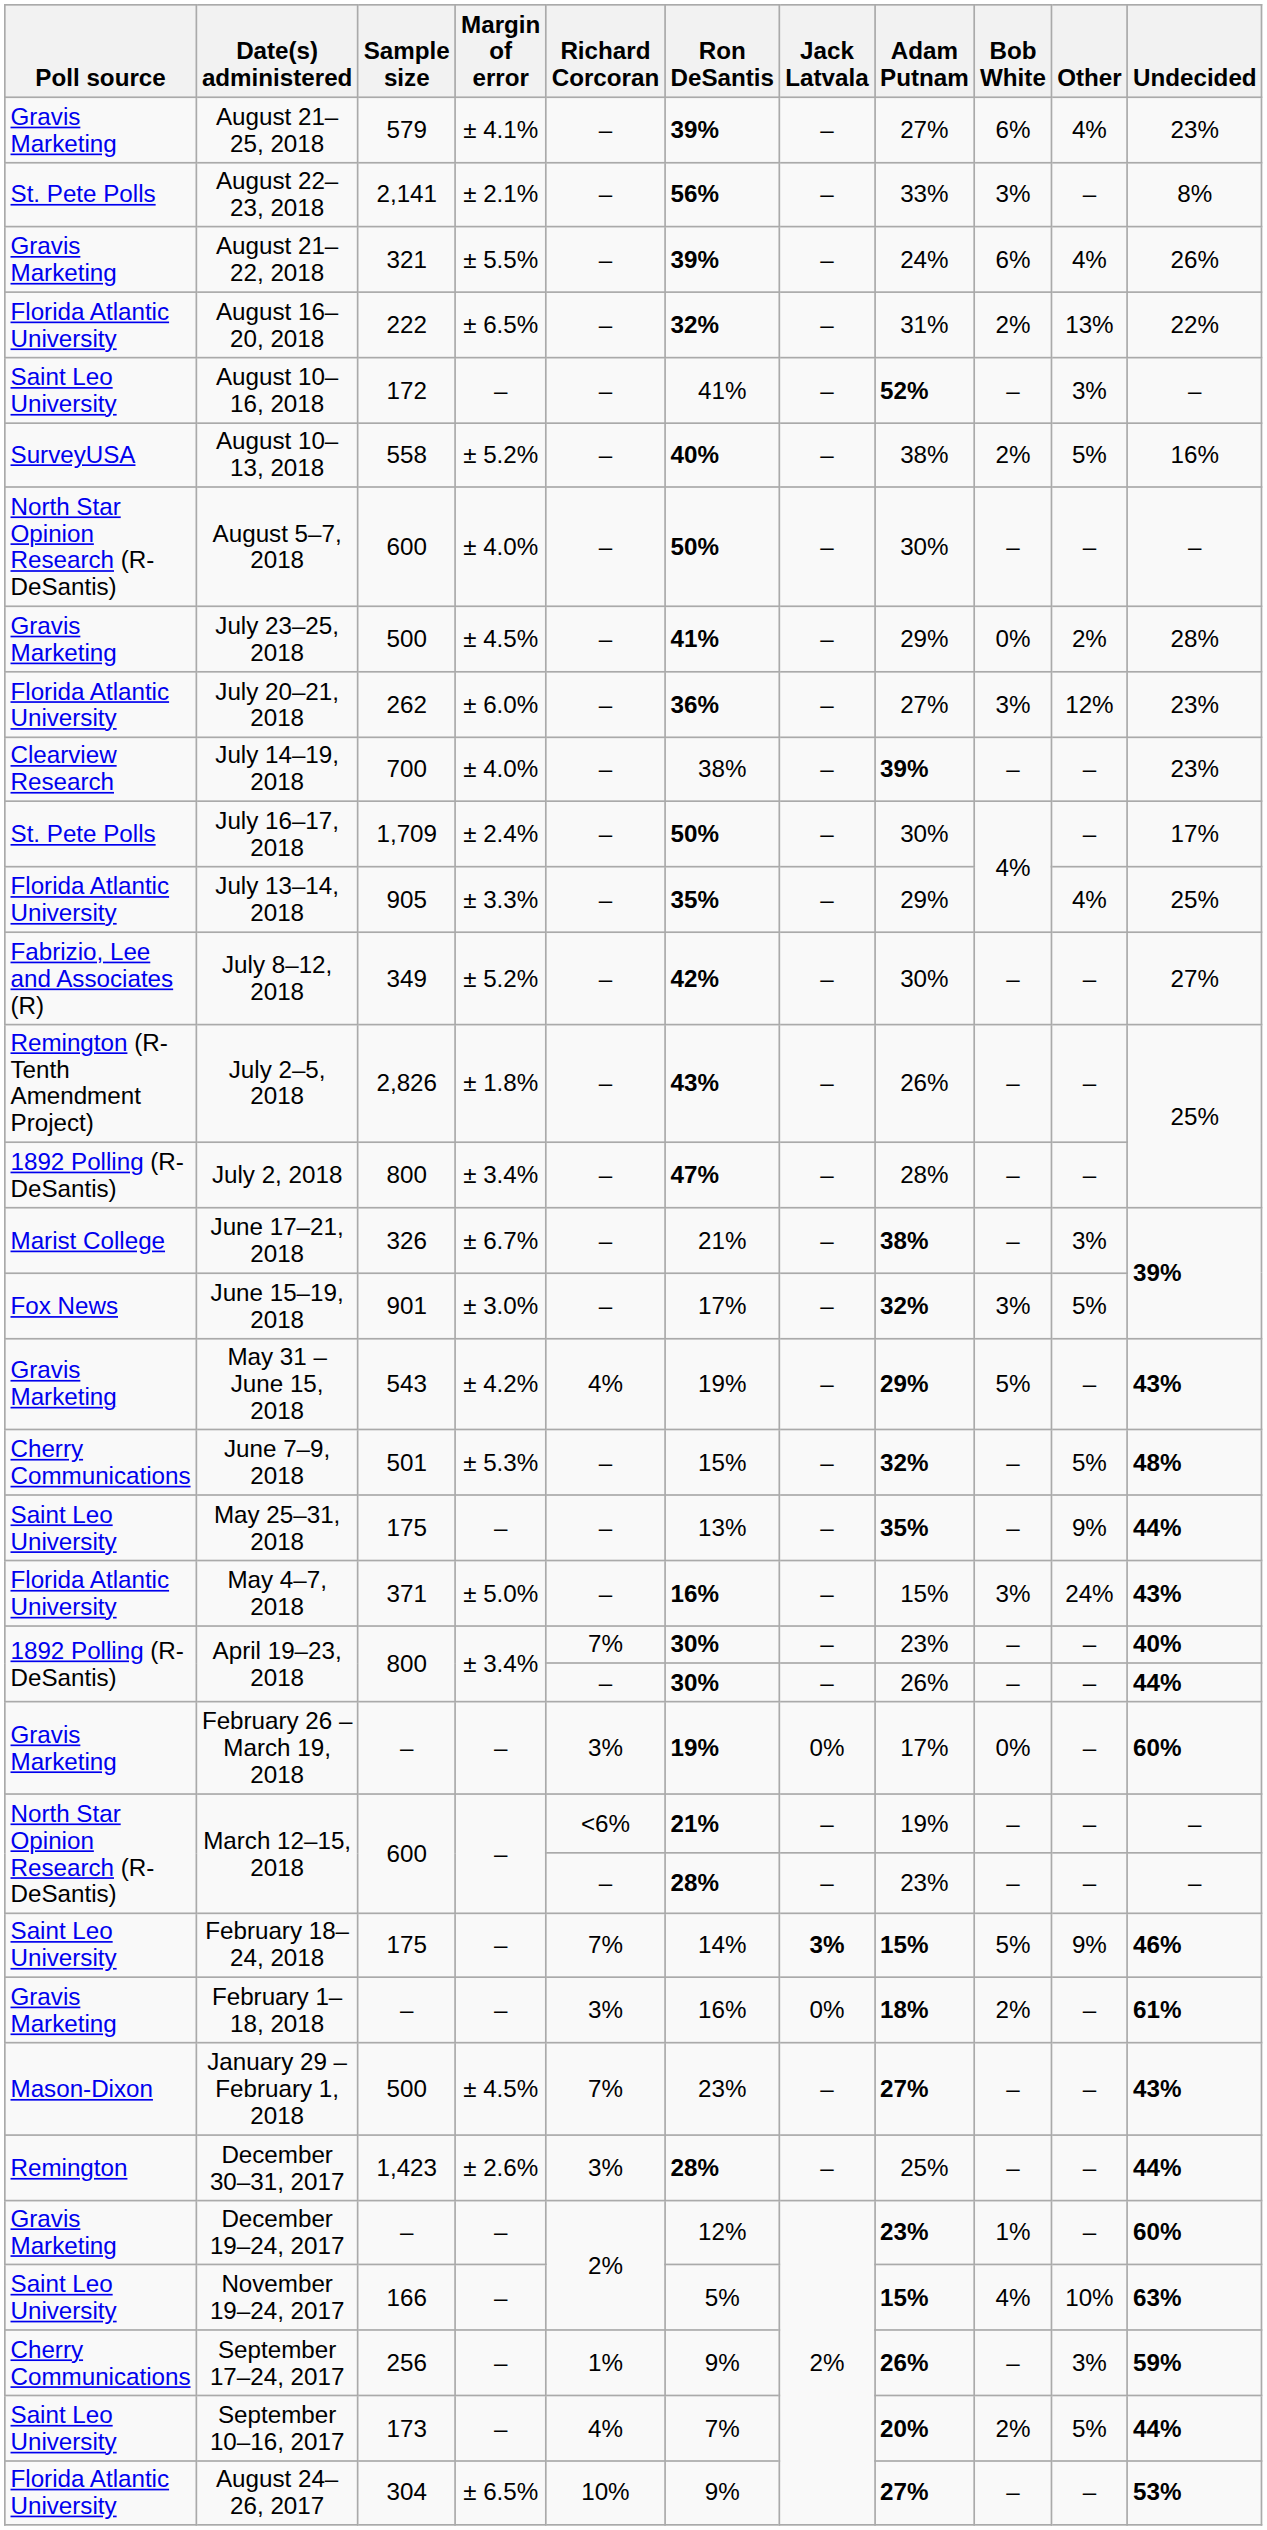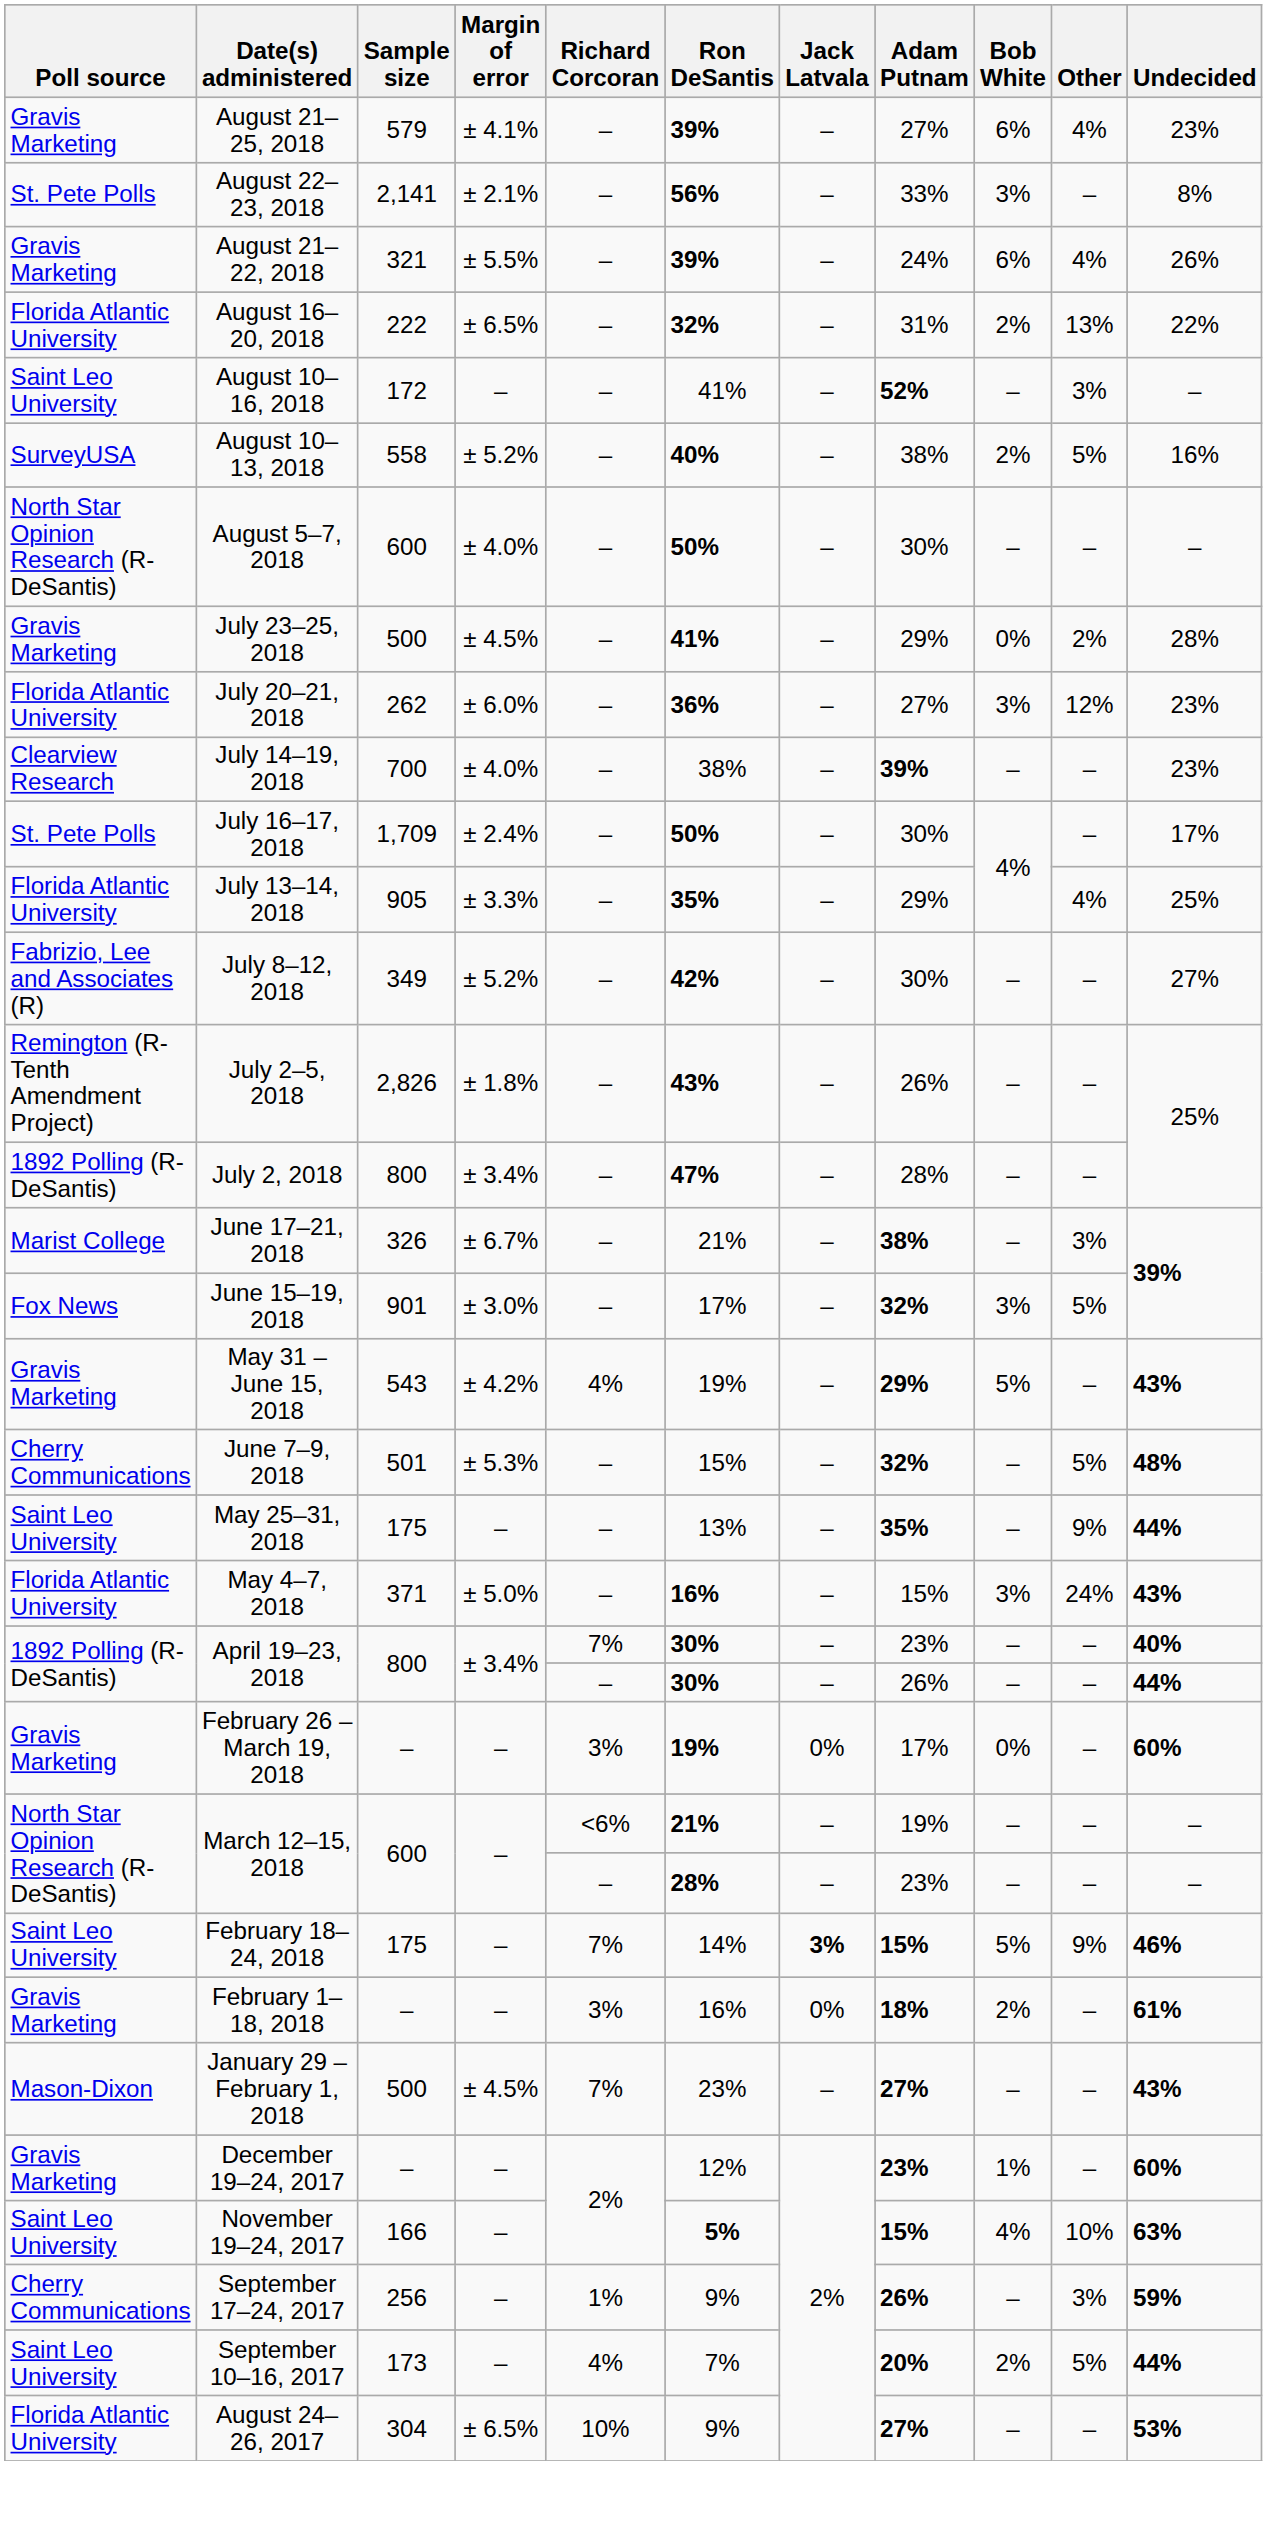- row: (277, 2168)
(722, 2298) normal -> (722, 2233) bold
